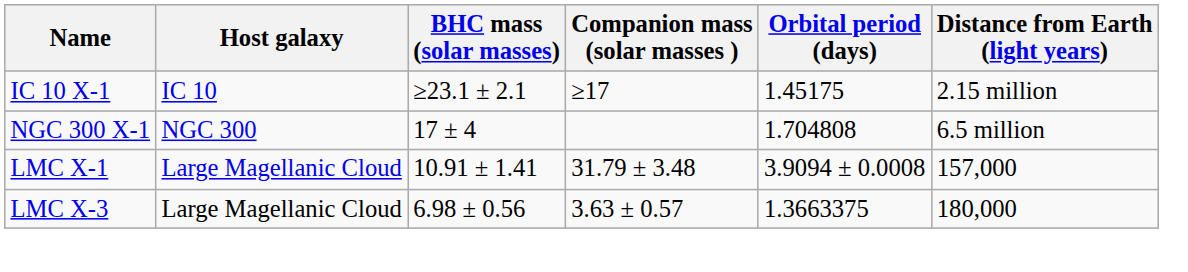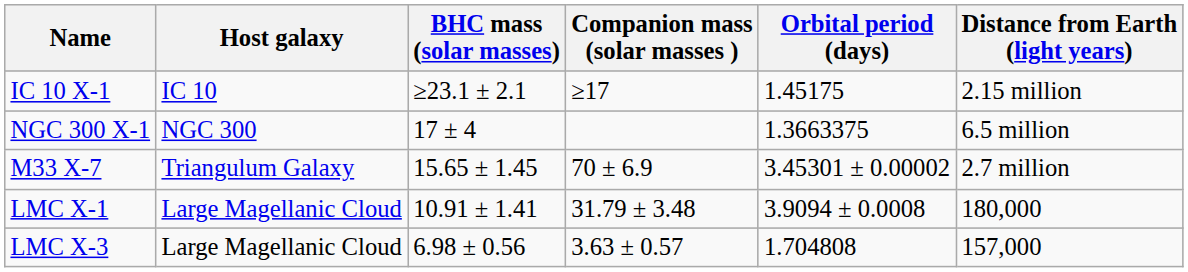(810, 129) 1.704808 -> (816, 129) 1.3663375
+ row: (56, 168)
(977, 168) 157,000 -> (1001, 208) 180,000
(816, 208) 1.3663375 -> (810, 247) 1.704808
(977, 208) 180,000 -> (1001, 247) 157,000
